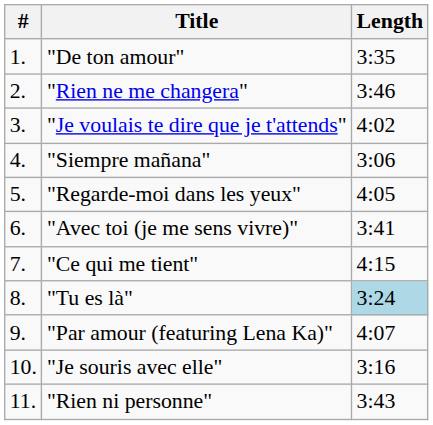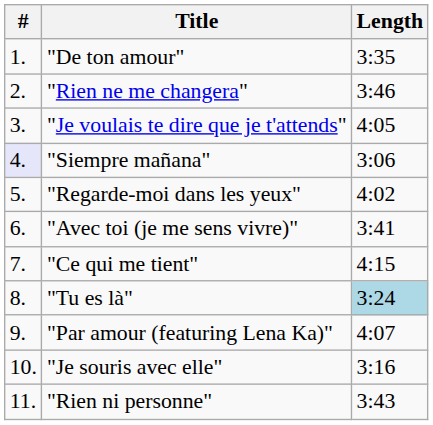(376, 125) 4:02 -> (376, 125) 4:05
(18, 159) no background -> (18, 159) lavender background
(376, 194) 4:05 -> (376, 194) 4:02
